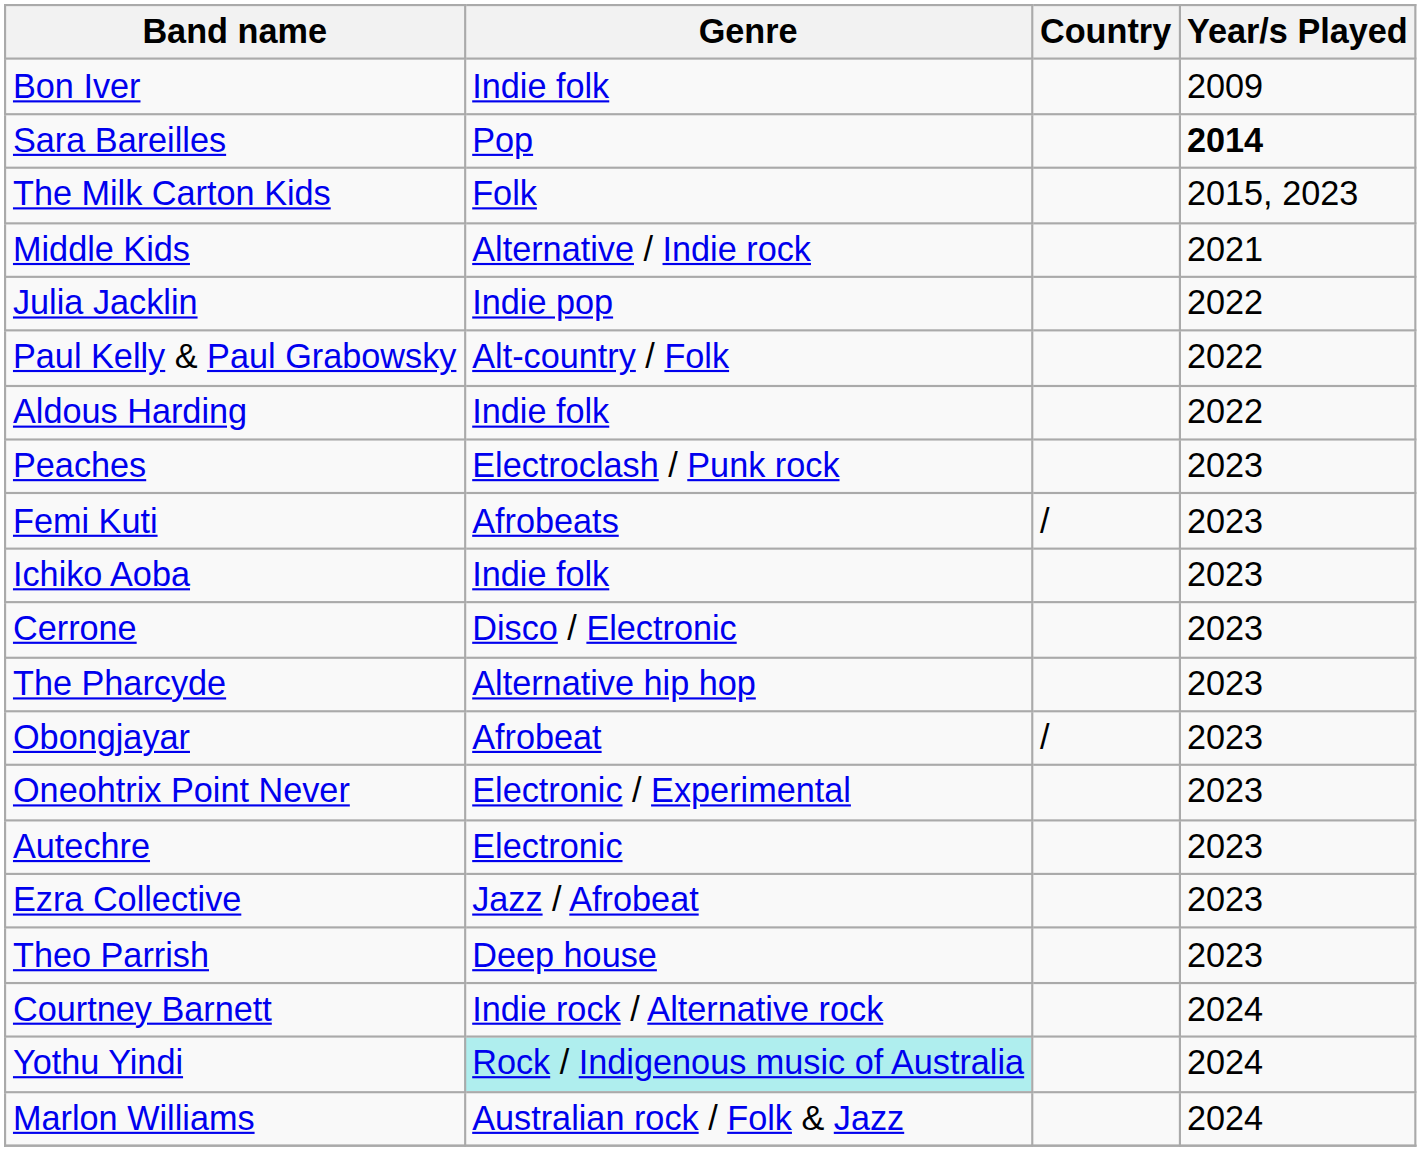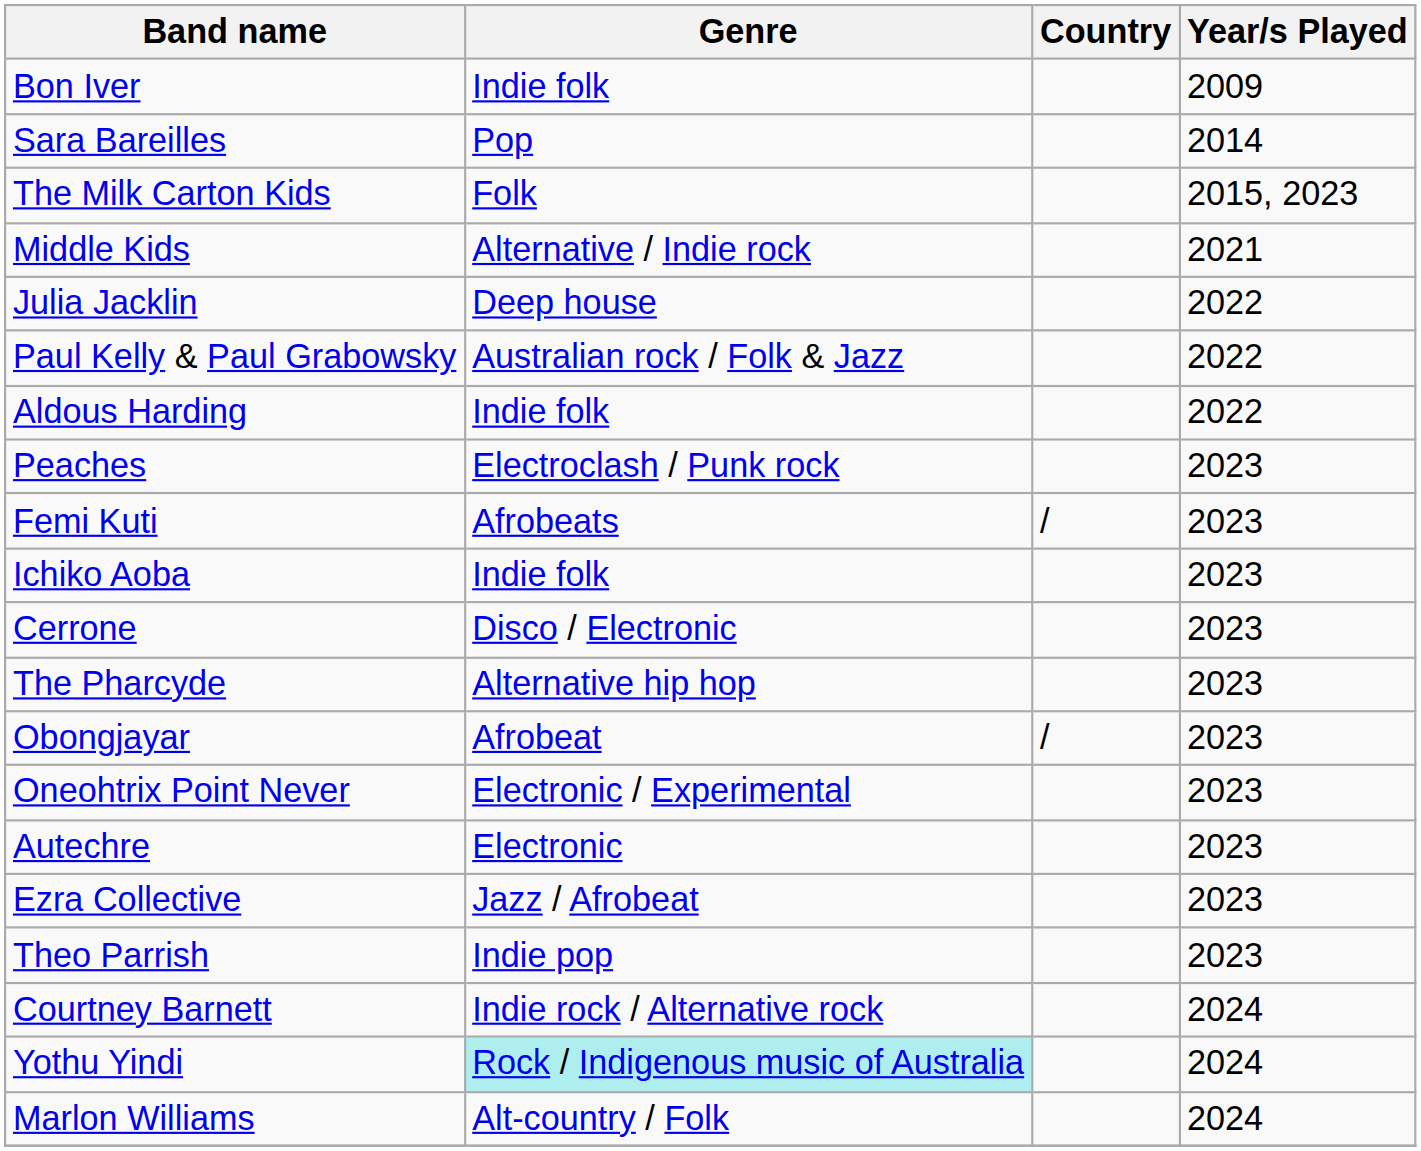(1225, 140) bold -> (1225, 140) normal
(543, 303) Indie pop -> (565, 303) Deep house
(601, 357) Alt-country / Folk -> (688, 357) Australian rock / Folk & Jazz
(565, 954) Deep house -> (543, 954) Indie pop
(688, 1117) Australian rock / Folk & Jazz -> (601, 1117) Alt-country / Folk
